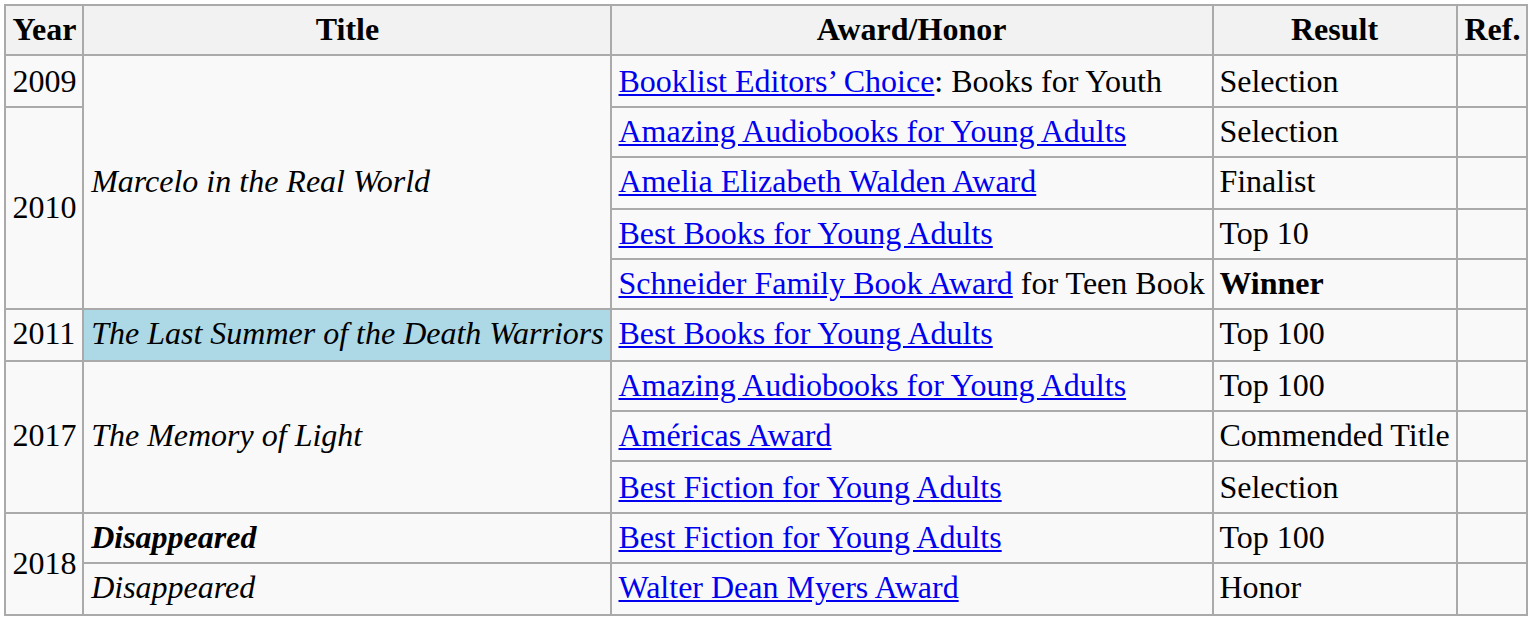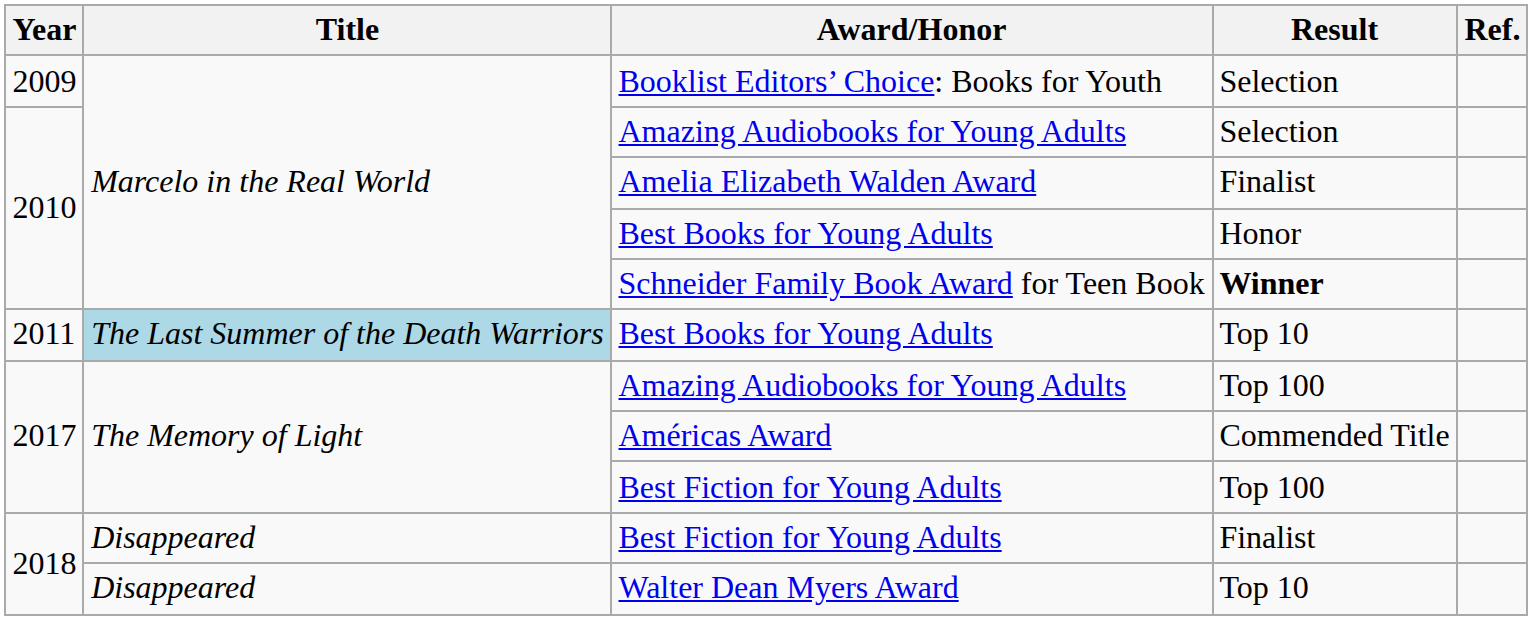(1264, 232) Top 10 -> (1260, 232) Honor
(1272, 334) Top 100 -> (1264, 334) Top 10
(1279, 486) Selection -> (1272, 486) Top 100
(174, 537) bold -> (173, 537) normal
(1272, 537) Top 100 -> (1267, 537) Finalist
(1260, 588) Honor -> (1264, 588) Top 10
